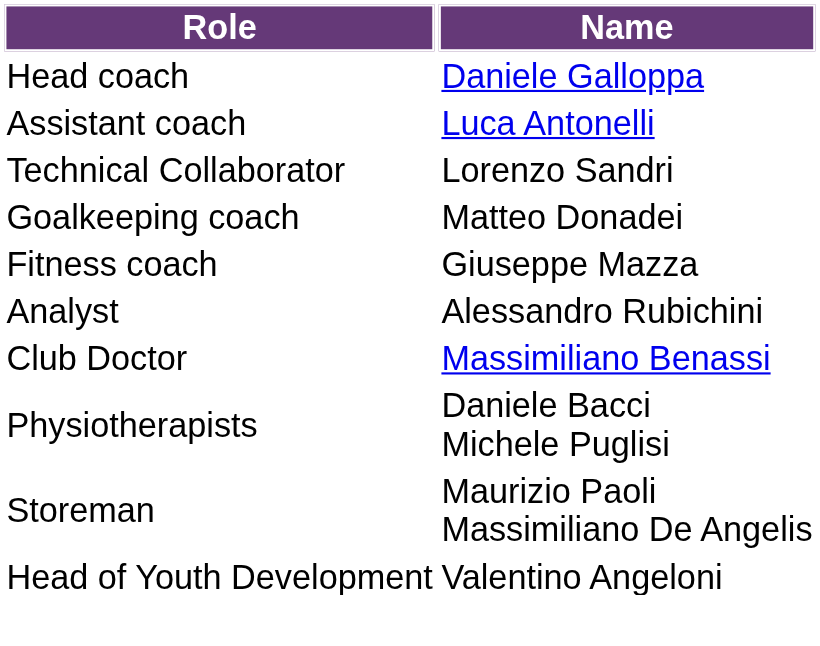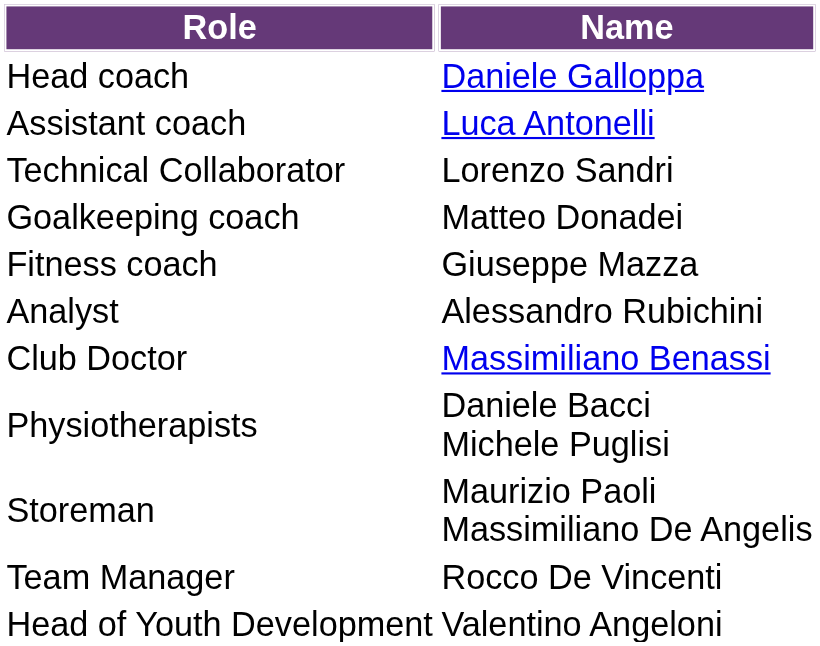+ row: (121, 577)
